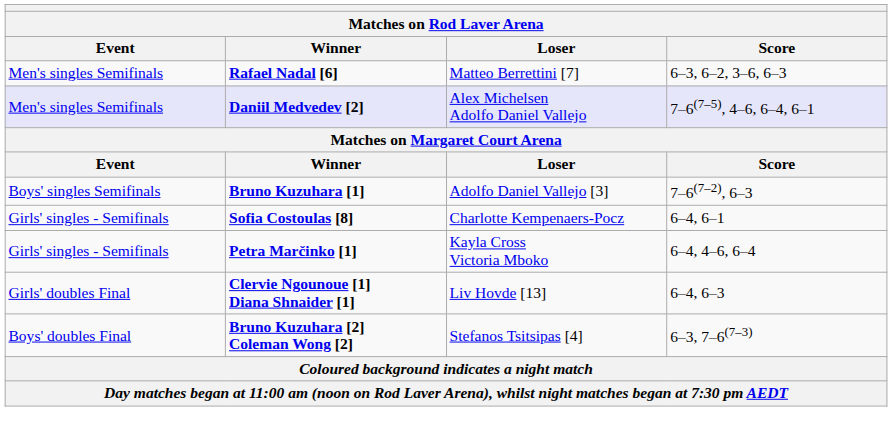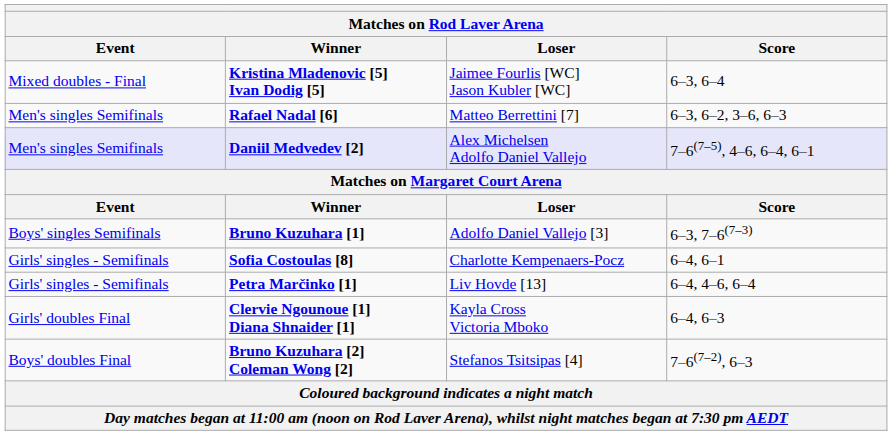+ row: (308, 81)
(711, 191) 7–6(7–2), 6–3 -> (711, 233) 6–3, 7–6(7–3)
(499, 251) Kayla Cross Victoria Mboko -> (498, 284) Liv Hovde [13]
(498, 293) Liv Hovde [13] -> (499, 317) Kayla Cross Victoria Mboko
(711, 335) 6–3, 7–6(7–3) -> (711, 360) 7–6(7–2), 6–3
